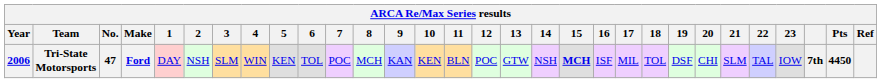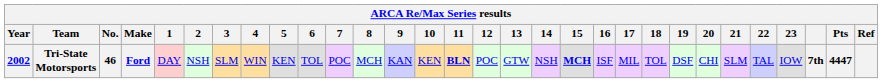(19, 60) 2006 -> (19, 60) 2002
(110, 60) 47 -> (110, 60) 46
(458, 60) normal -> (458, 60) bold
(840, 60) 4450 -> (841, 60) 4447
